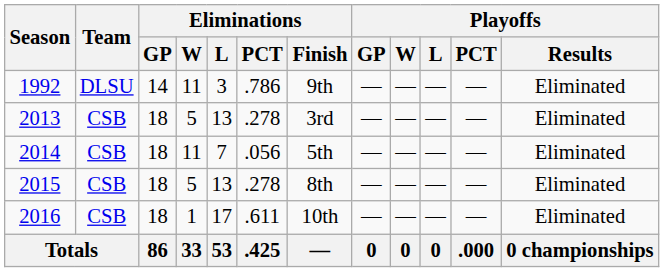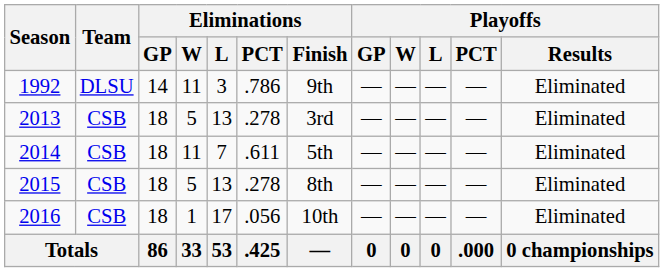(262, 151) .056 -> (262, 151) .611
(262, 217) .611 -> (262, 217) .056
